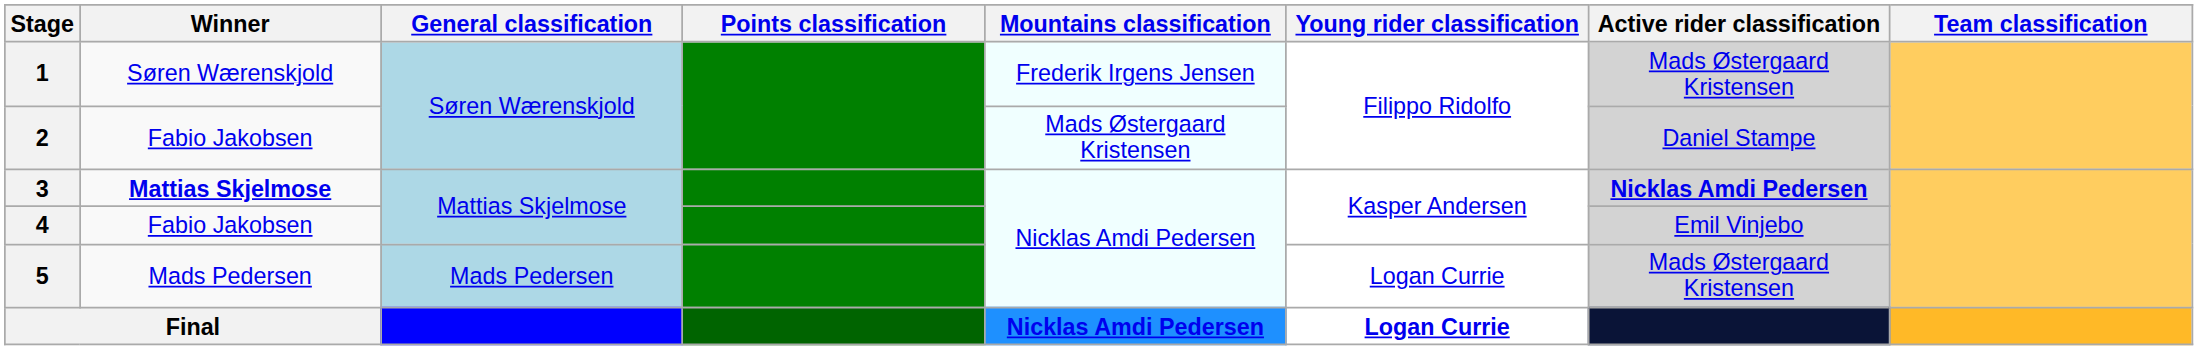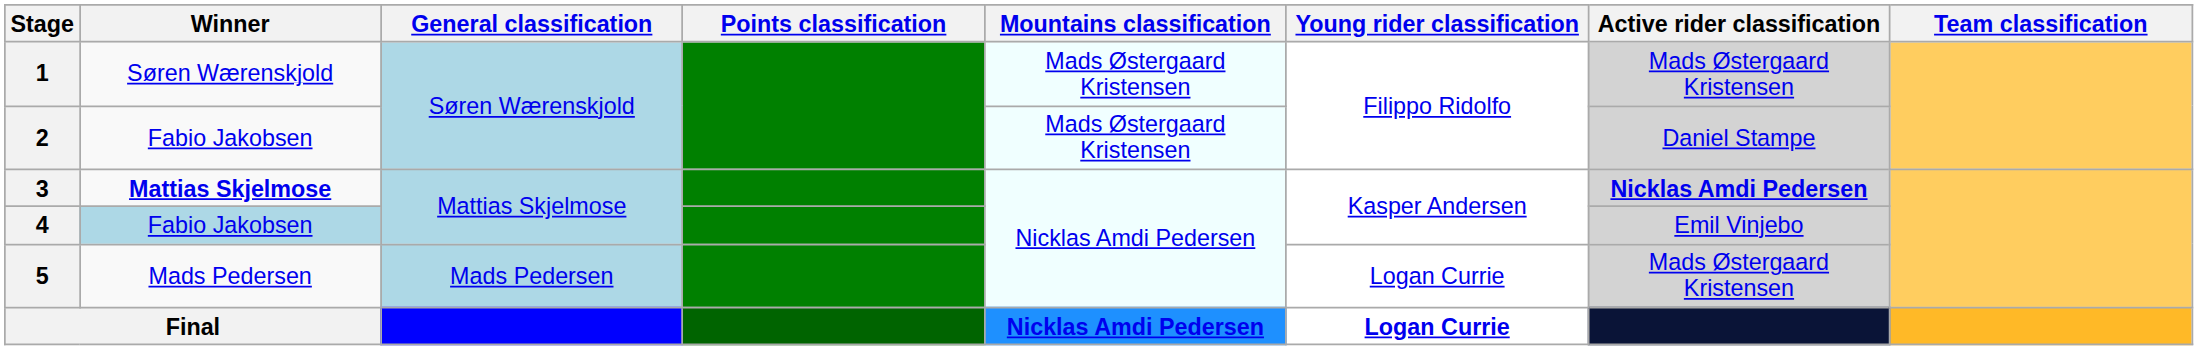(1135, 74) Frederik Irgens Jensen -> (1135, 74) Mads Østergaard Kristensen
(230, 226) no background -> (230, 226) lightblue background
